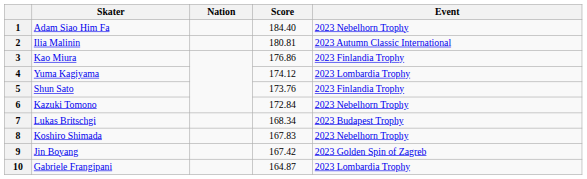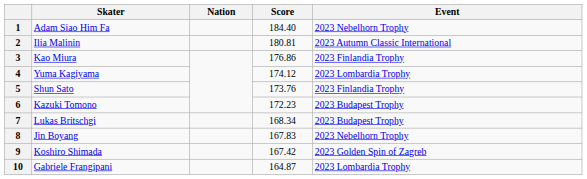(283, 105) 172.84 -> (283, 105) 172.23
(362, 105) 2023 Nebelhorn Trophy -> (359, 105) 2023 Budapest Trophy
(68, 136) Koshiro Shimada -> (56, 136) Jin Boyang
(56, 151) Jin Boyang -> (68, 151) Koshiro Shimada
